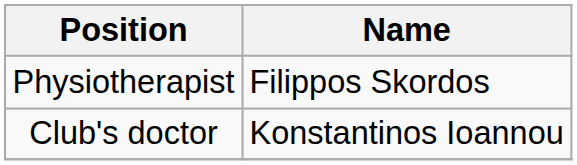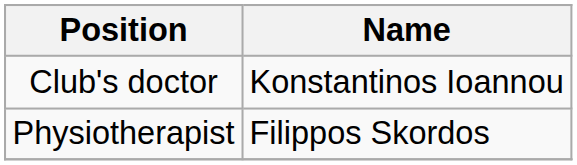rows swapped: (124, 133) <-> (124, 81)
